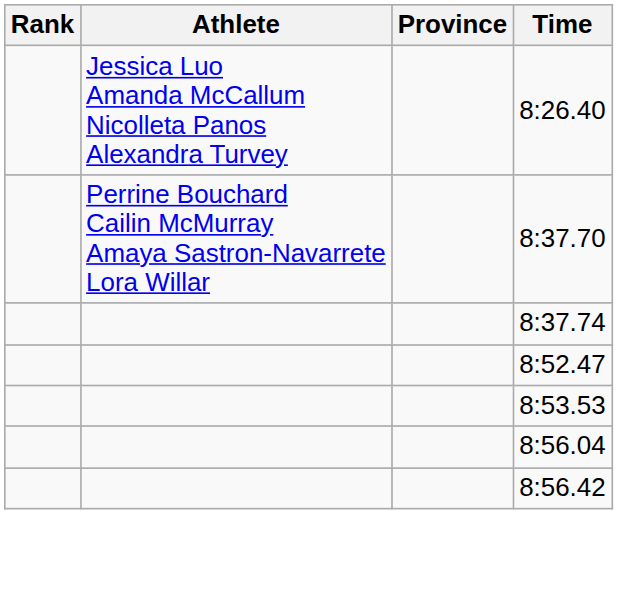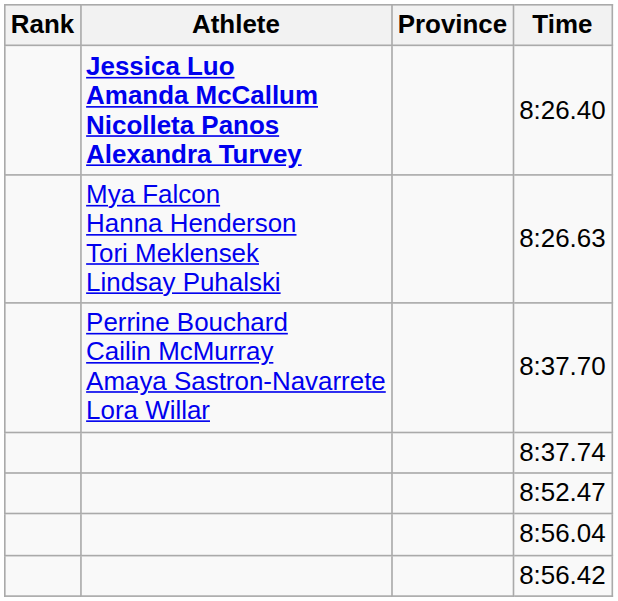(196, 109) normal -> (202, 109) bold
+ row: (562, 238)
- row: (562, 405)
